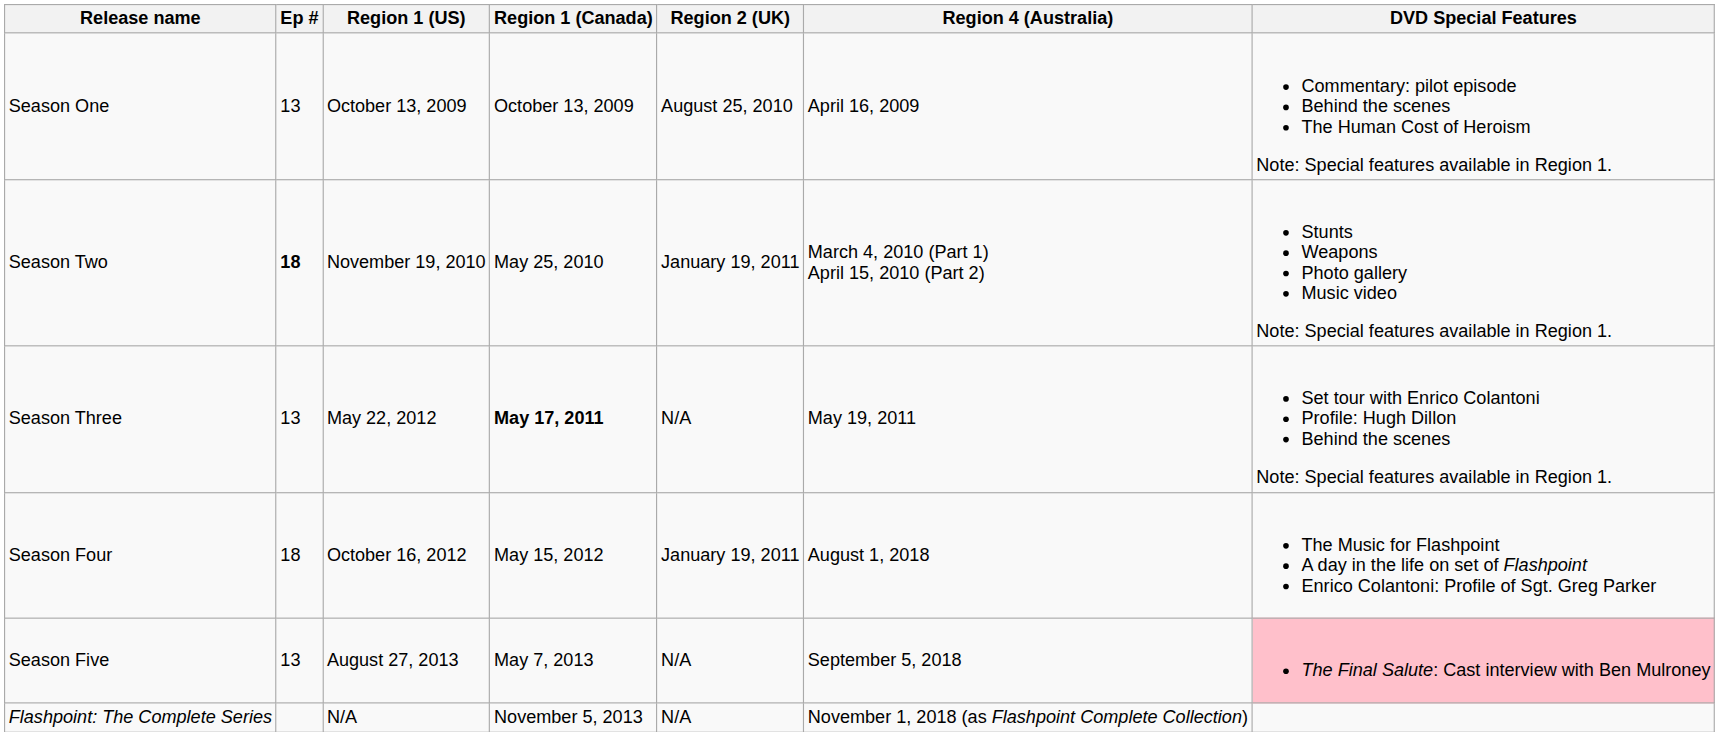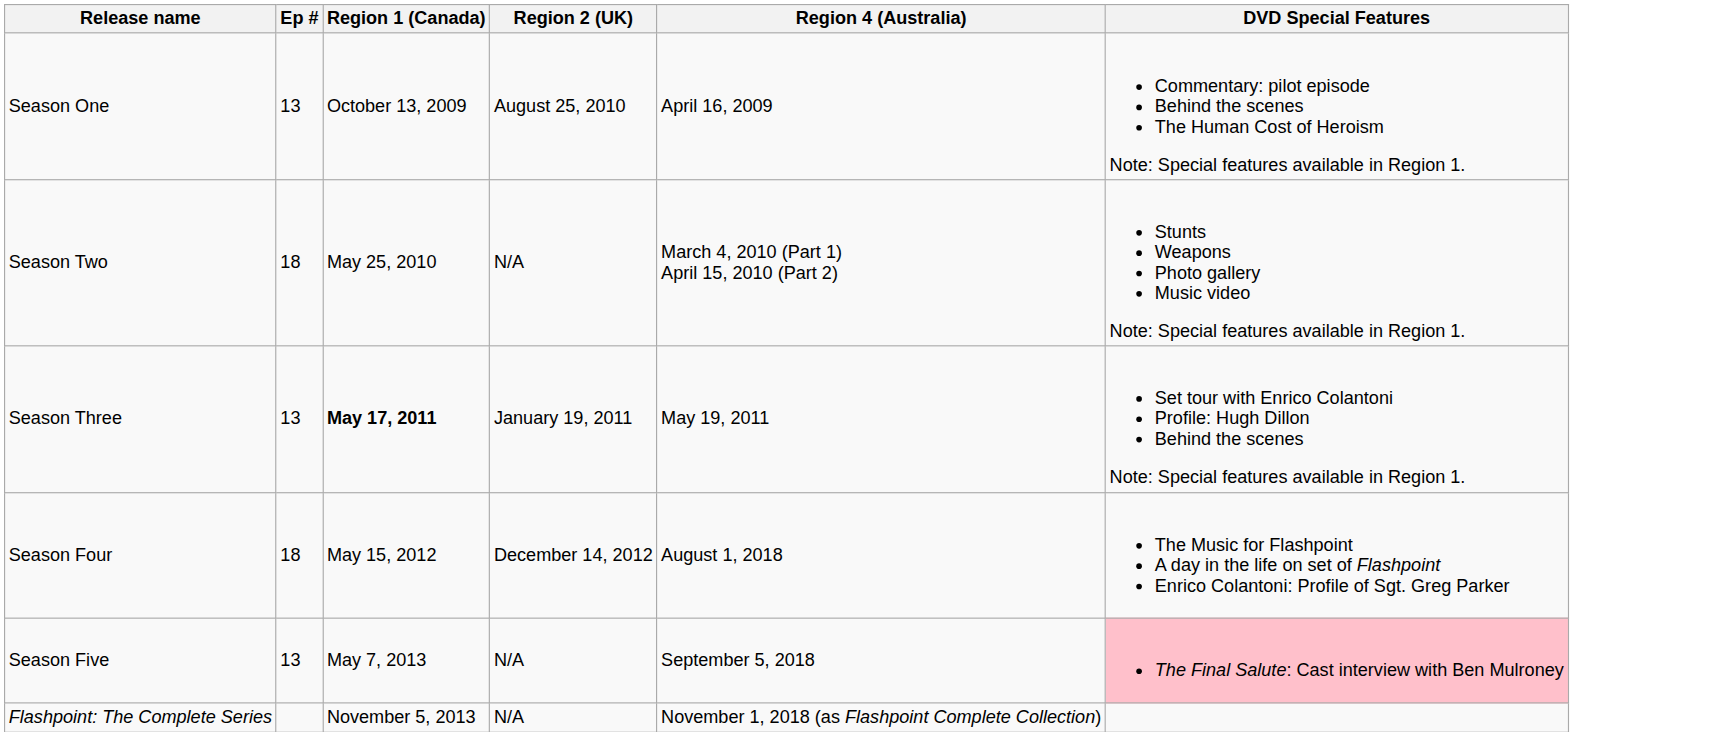- column: (406, 18)
(290, 262) bold -> (290, 262) normal
(730, 262) January 19, 2011 -> (509, 262) N/A
(676, 418) N/A -> (563, 418) January 19, 2011
(730, 555) January 19, 2011 -> (573, 555) December 14, 2012
